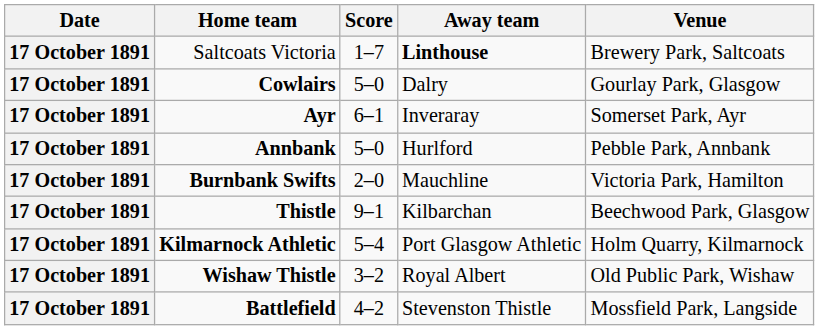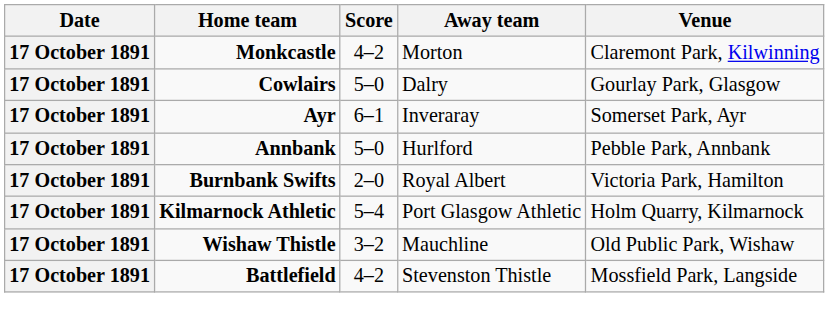- row: (265, 52)
+ row: (286, 52)
(445, 180) Mauchline -> (454, 180) Royal Albert
- row: (306, 212)
(454, 276) Royal Albert -> (445, 244) Mauchline
